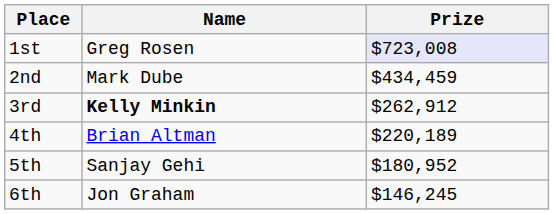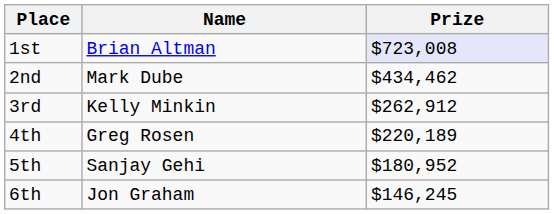(140, 49) Greg Rosen -> (151, 49) Brian Altman
(414, 78) $434,459 -> (414, 78) $434,462
(151, 107) bold -> (151, 107) normal
(151, 136) Brian Altman -> (140, 136) Greg Rosen
